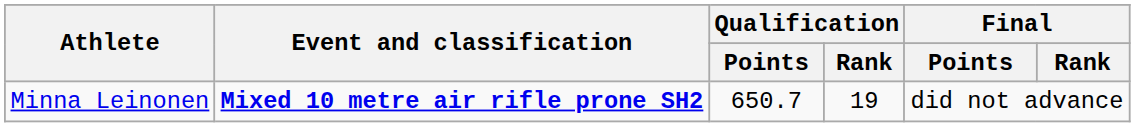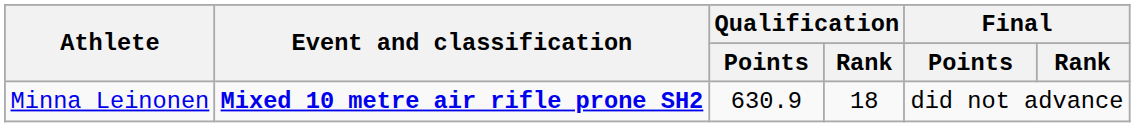(766, 101) 650.7 -> (766, 101) 630.9
(864, 101) 19 -> (864, 101) 18
